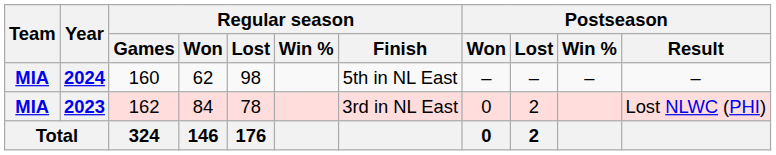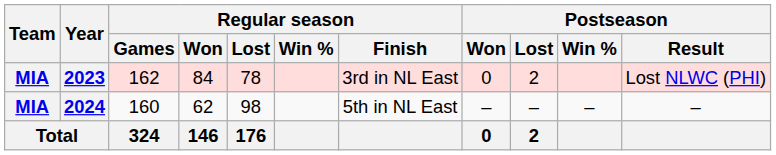rows swapped: (85, 107) <-> (85, 78)
